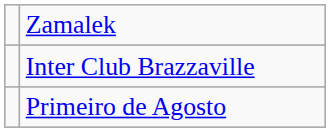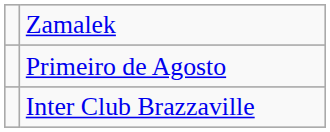rows swapped: (140, 65) <-> (126, 106)
